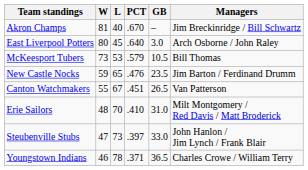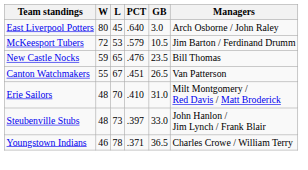- row: (36, 27)
(103, 58) 73 -> (103, 43) 72
(197, 58) Bill Thomas -> (234, 43) Jim Barton / Ferdinand Drumm
(234, 74) Jim Barton / Ferdinand Drumm -> (197, 58) Bill Thomas
(103, 137) 47 -> (103, 121) 48
